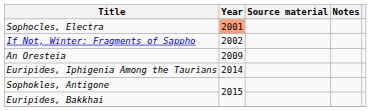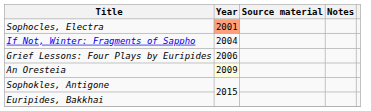(232, 41) 2002 -> (227, 41) 2004
+ row: (109, 56)
(232, 56) no background -> (227, 70) lightyellow background
- row: (112, 70)
